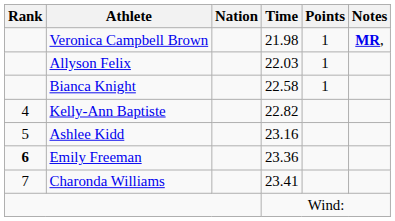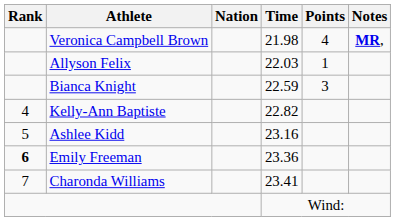(325, 39) 1 -> (325, 39) 4
(282, 87) 22.58 -> (282, 87) 22.59
(325, 87) 1 -> (325, 87) 3
